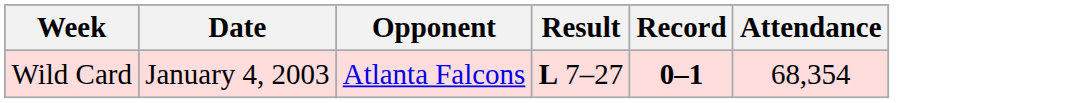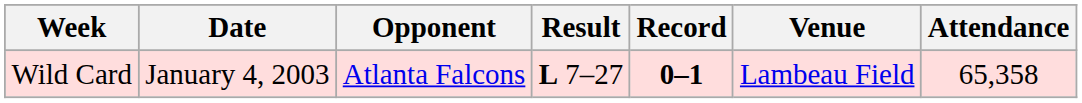+ column: (827, 27)
(811, 73) 68,354 -> (999, 73) 65,358
